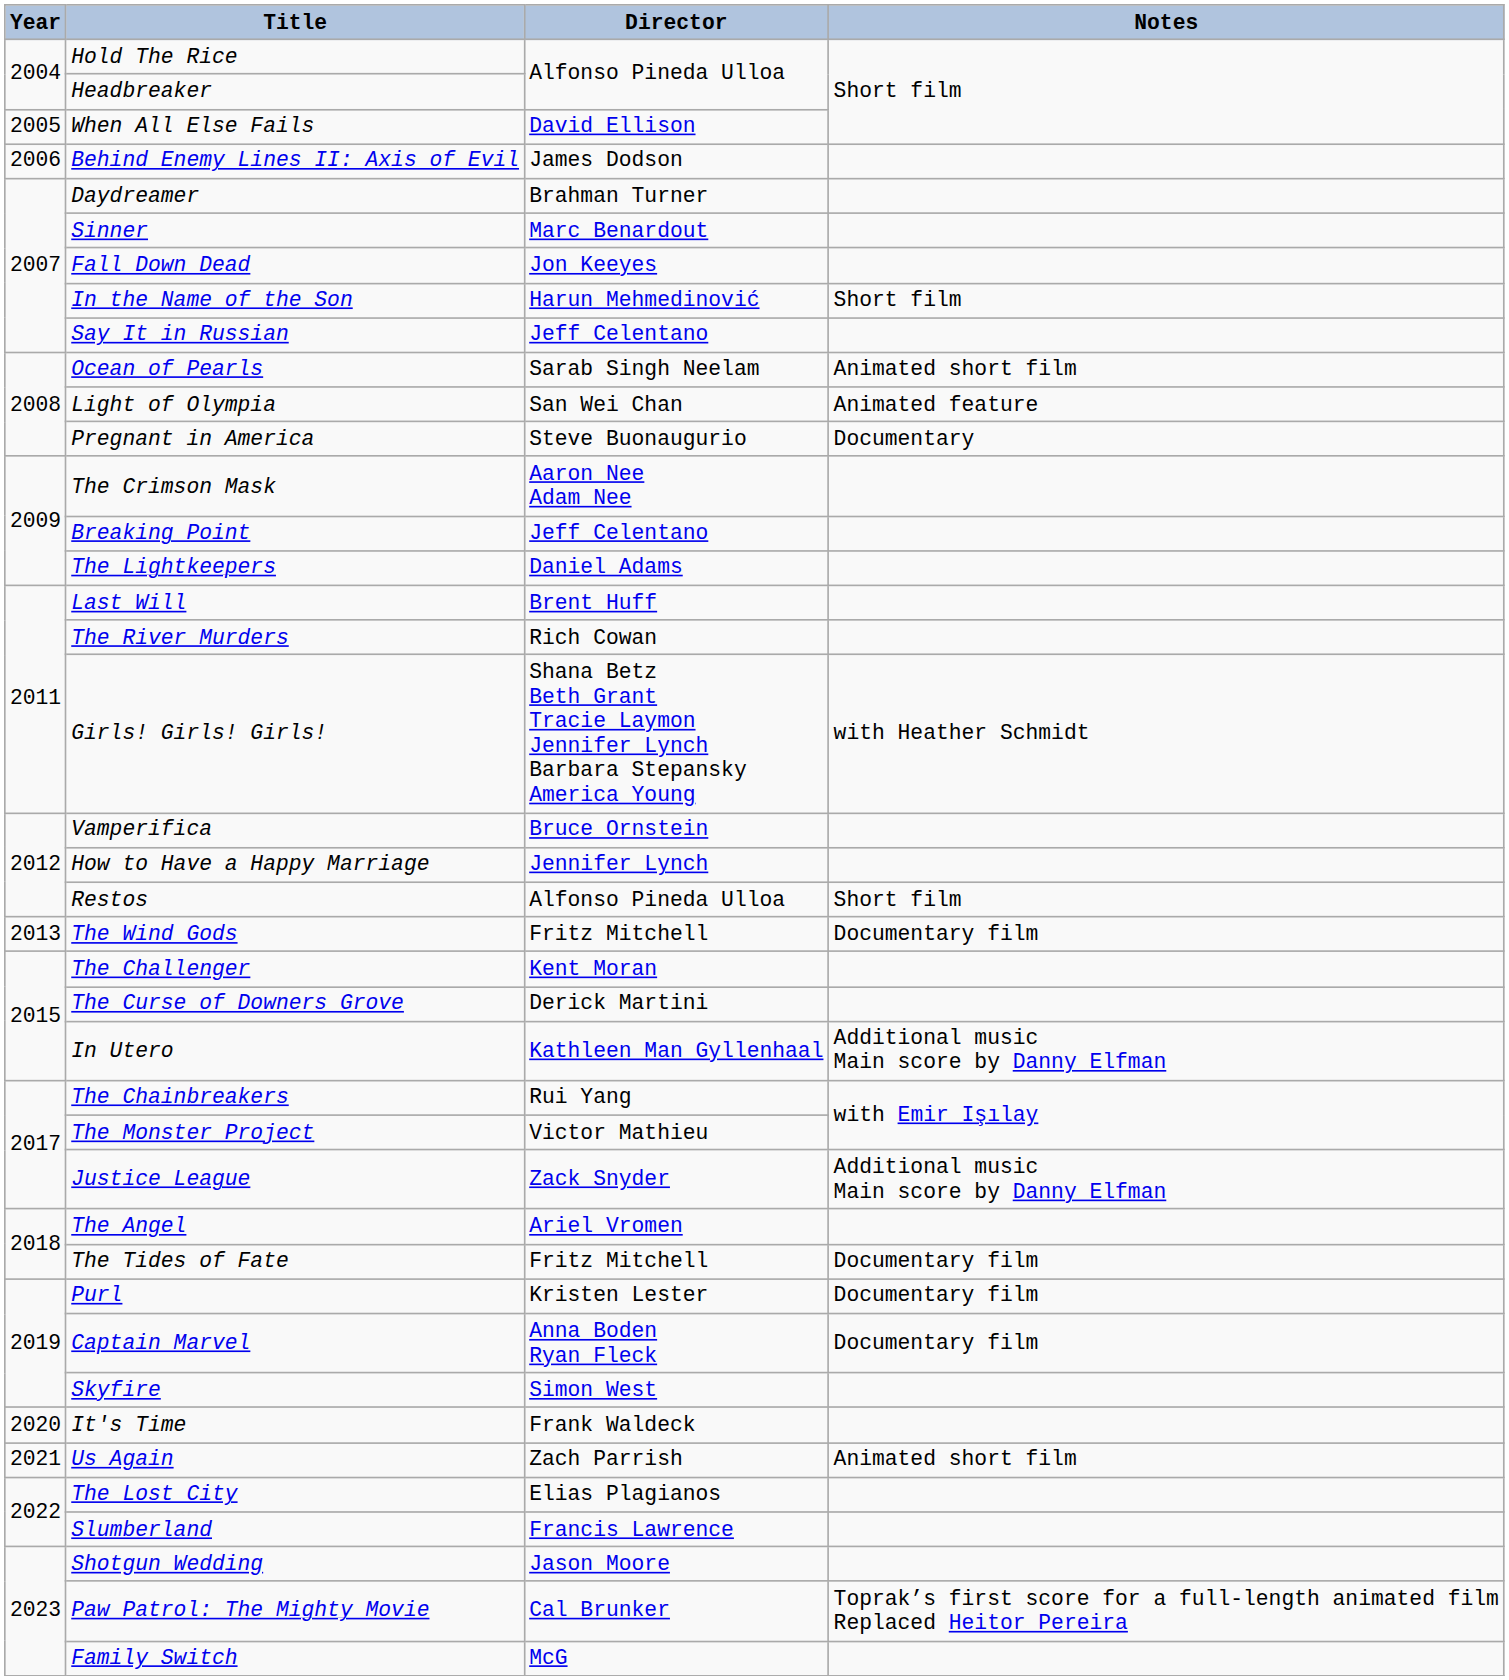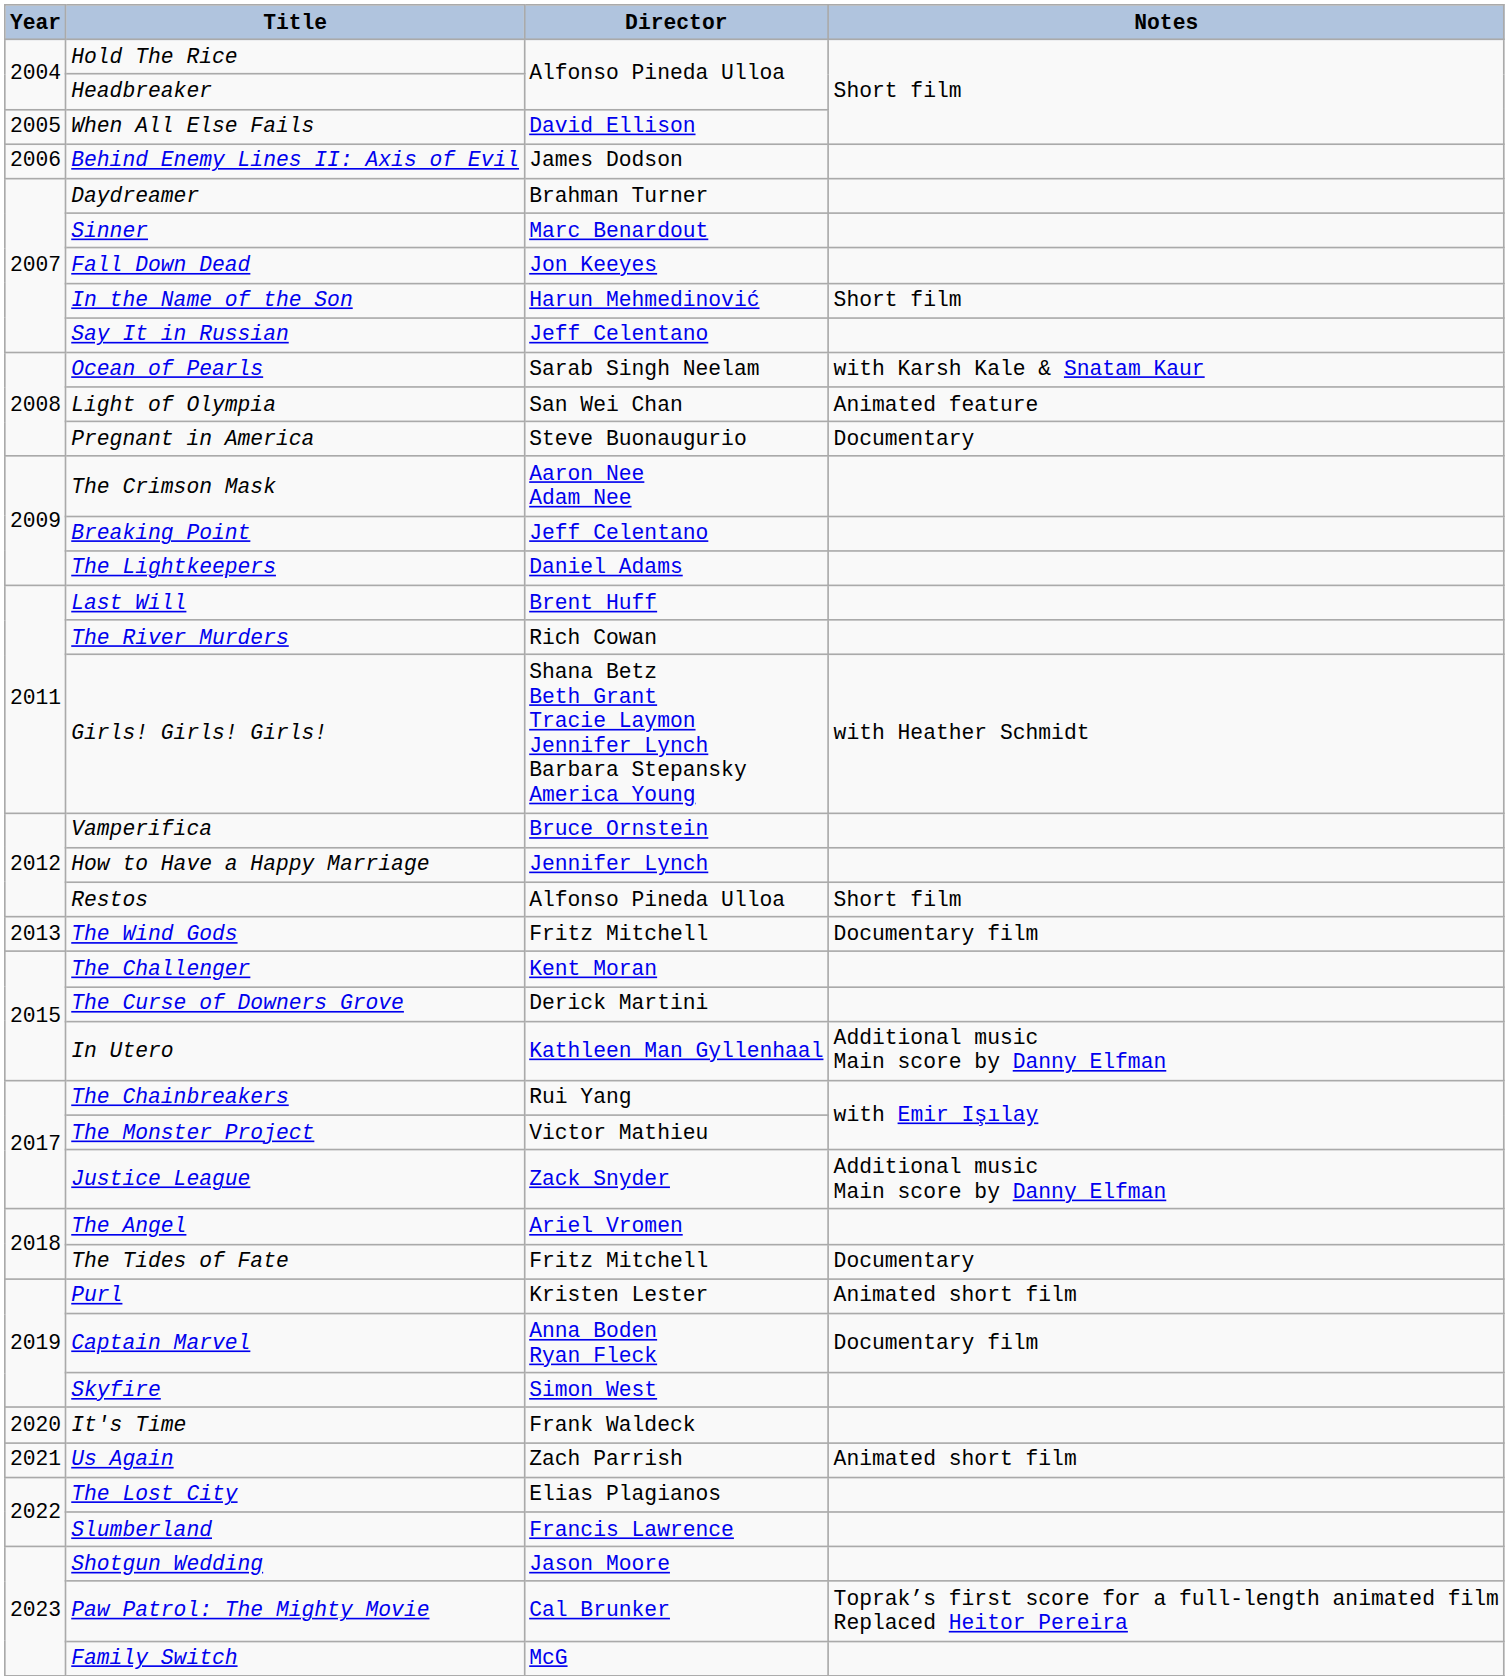(955, 370) Animated short film -> (1019, 370) with Karsh Kale & Snatam Kaur
(936, 1261) Documentary film -> (904, 1261) Documentary
(936, 1296) Documentary film -> (955, 1296) Animated short film
